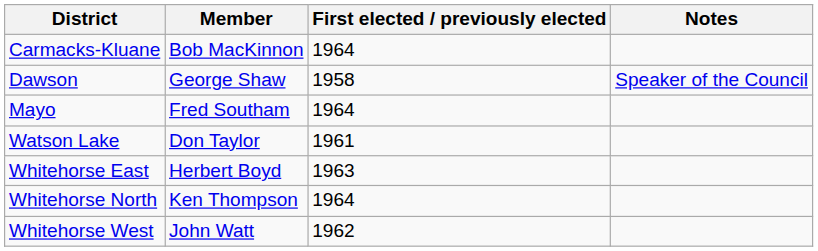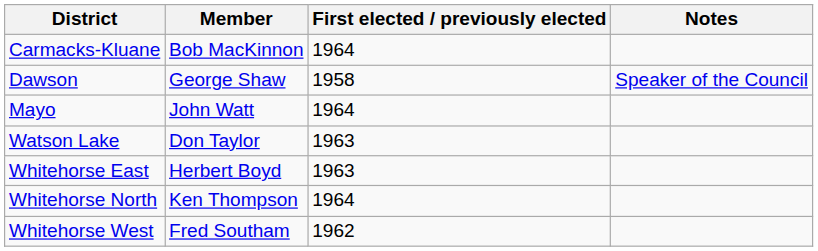(229, 110) Fred Southam -> (212, 110) John Watt
(333, 140) 1961 -> (333, 140) 1963
(212, 230) John Watt -> (229, 230) Fred Southam
